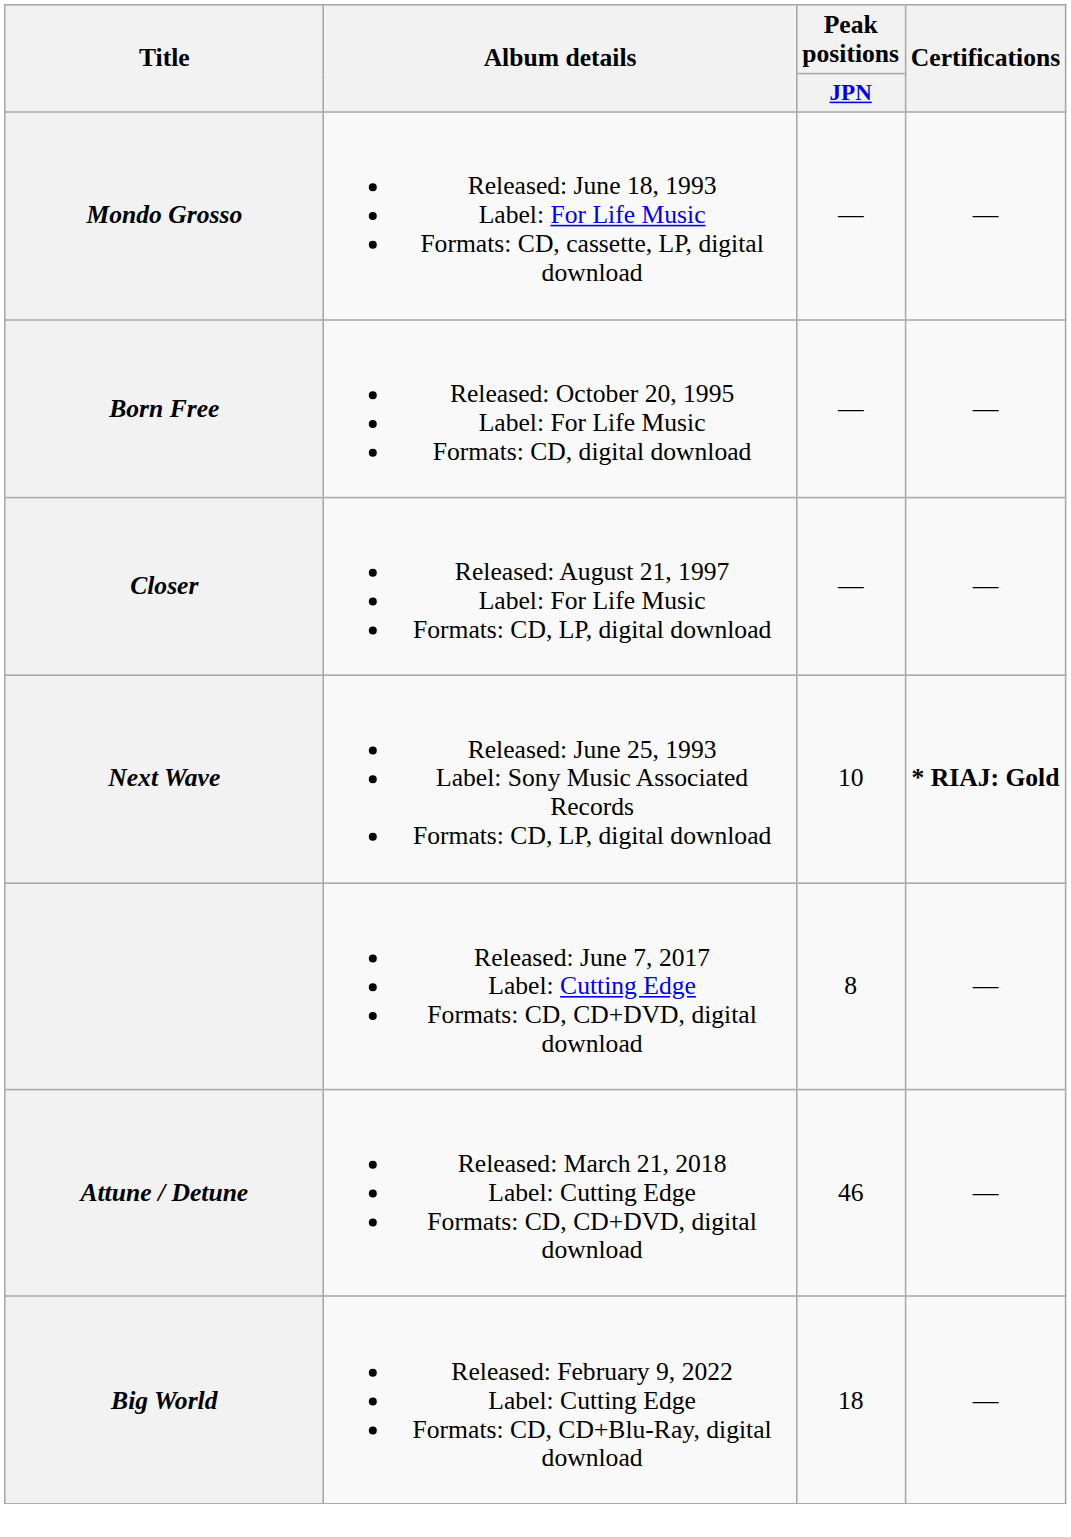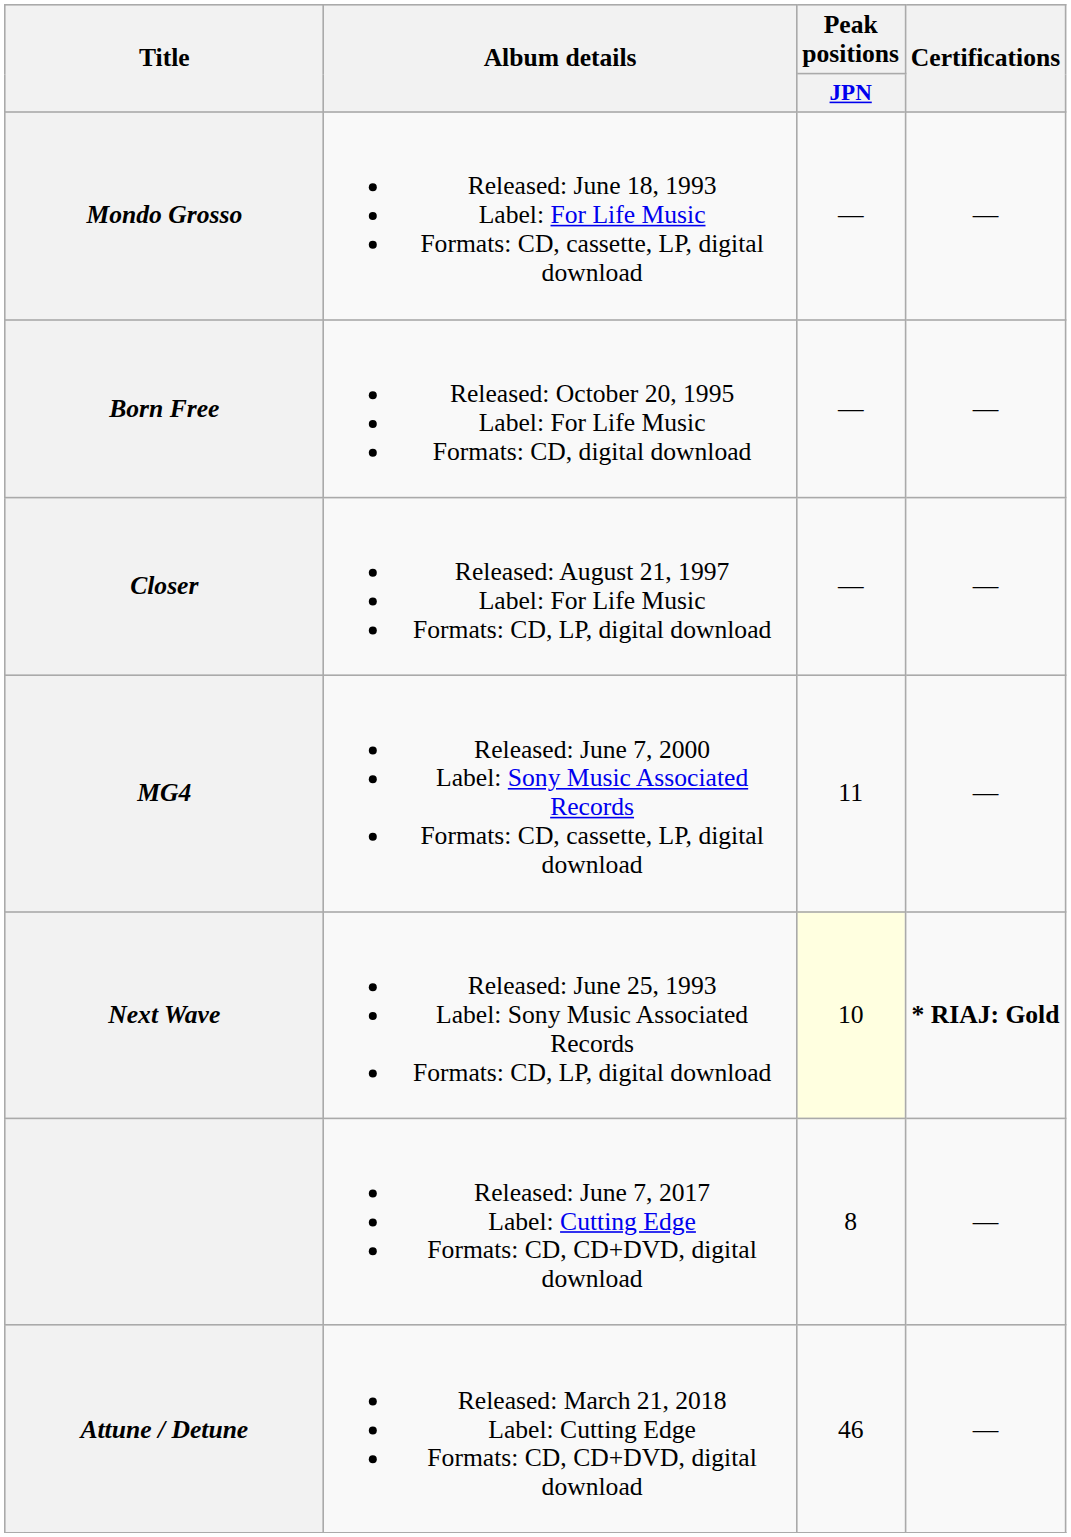+ row: (164, 793)
(851, 778) no background -> (851, 1014) lightyellow background
- row: (164, 1399)
